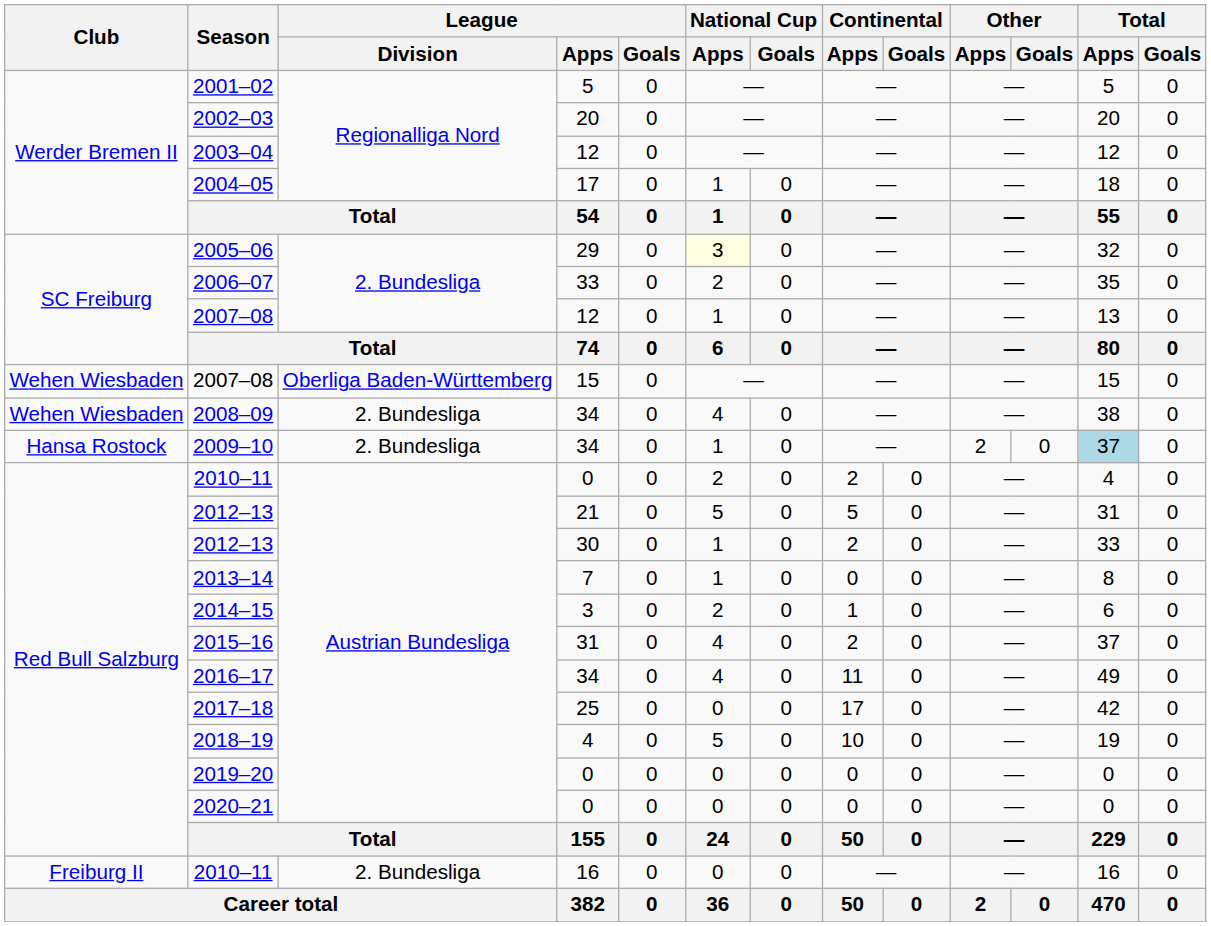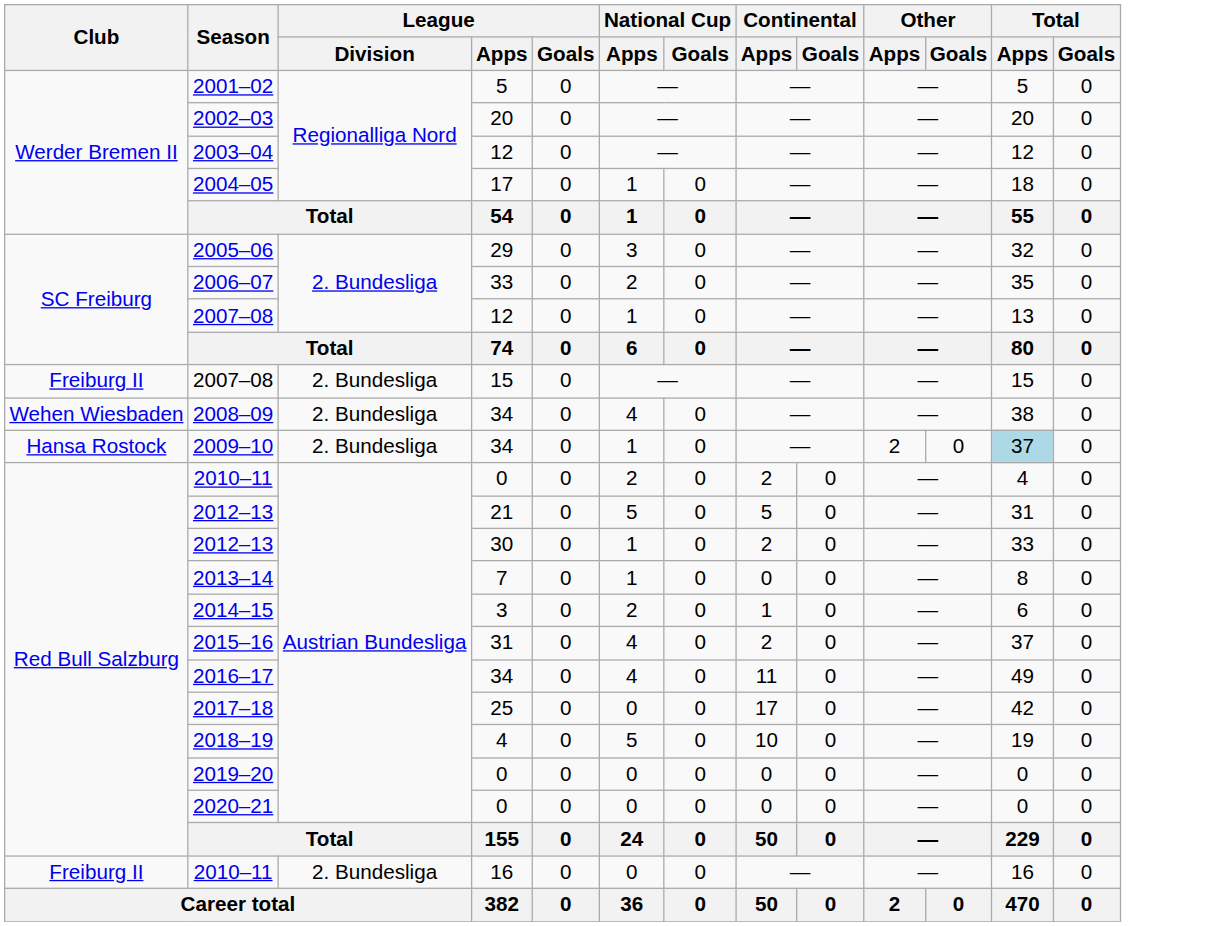(718, 250) lightyellow background -> (632, 250) no background
(96, 380) Wehen Wiesbaden -> (96, 380) Freiburg II
(418, 380) Oberliga Baden-Württemberg -> (375, 380) 2. Bundesliga
